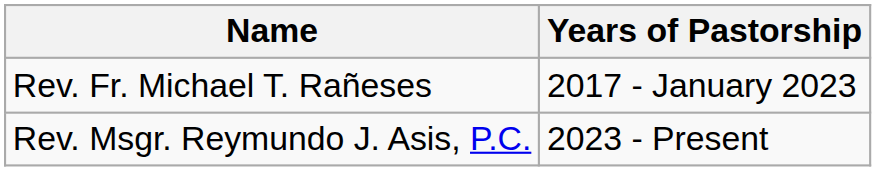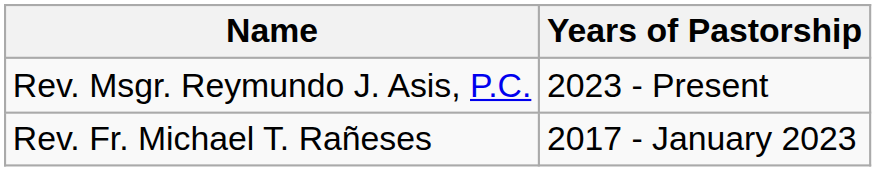rows swapped: (222, 84) <-> (272, 138)
